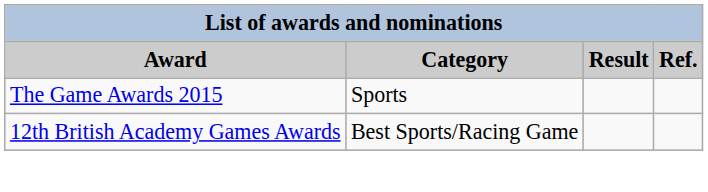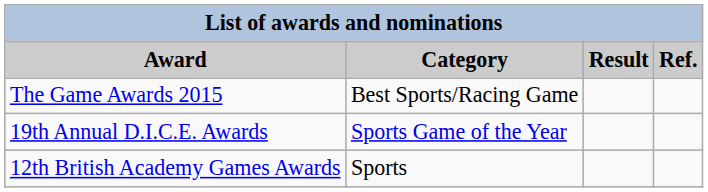(379, 95) Sports -> (465, 95) Best Sports/Racing Game
+ row: (139, 132)
(465, 132) Best Sports/Racing Game -> (379, 168) Sports
